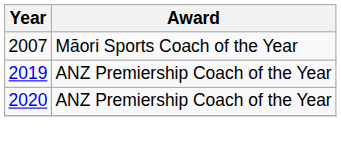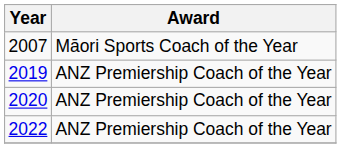+ row: (28, 128)
